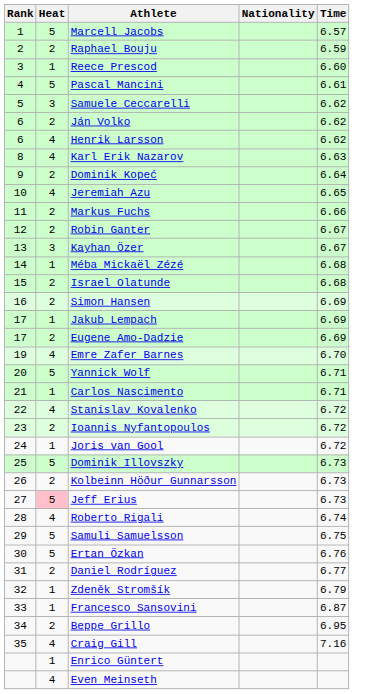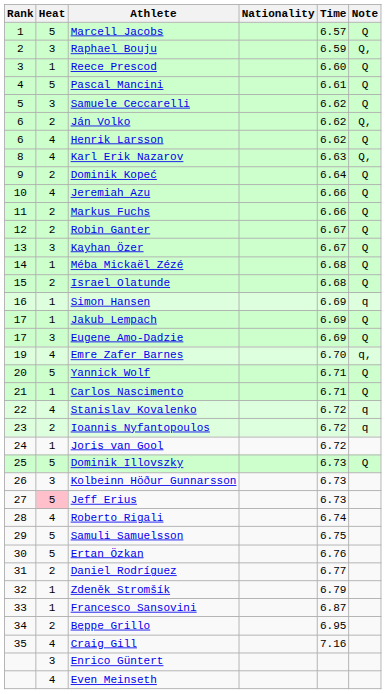+ column: (365, 13)
(52, 49) 2 -> (52, 49) 3
(333, 194) 6.65 -> (333, 194) 6.66
(52, 302) 2 -> (52, 302) 1
(52, 338) 2 -> (52, 338) 3
(52, 482) 2 -> (52, 482) 3
(52, 662) 1 -> (52, 662) 3
